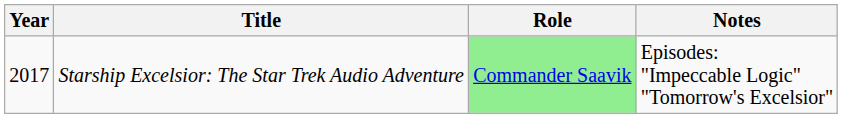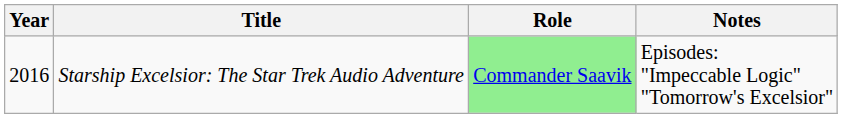(29, 74) 2017 -> (29, 74) 2016
